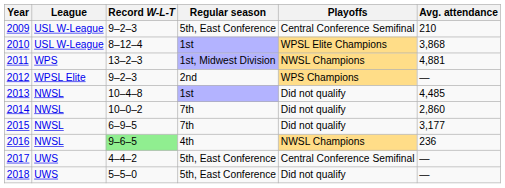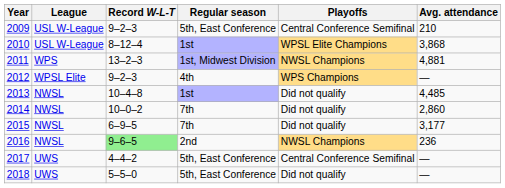(188, 77) 2nd -> (187, 77) 4th
(187, 142) 4th -> (188, 142) 2nd
